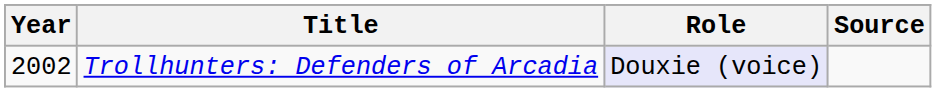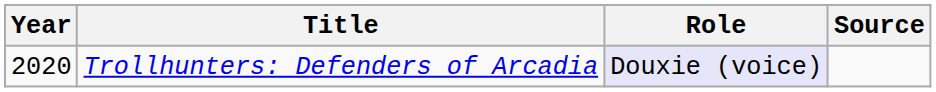(41, 67) 2002 -> (41, 67) 2020
